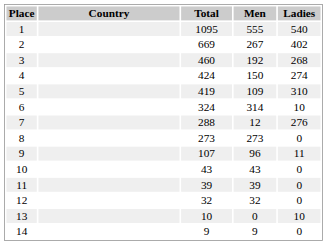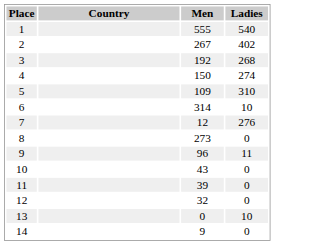- column: (207, 13)
